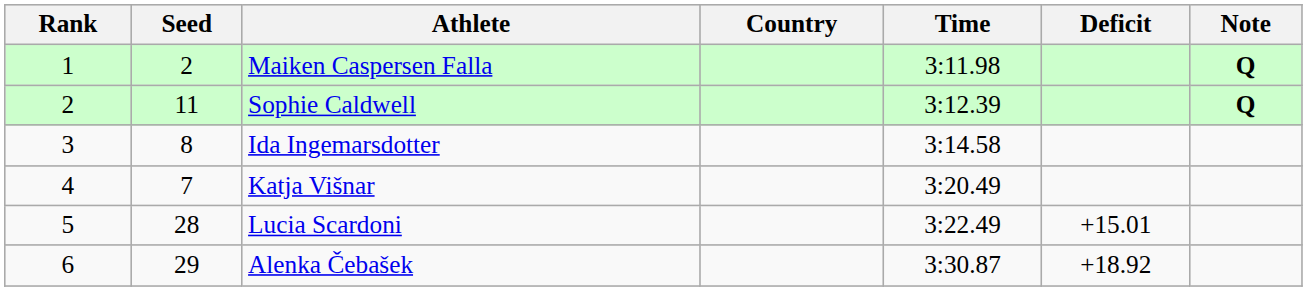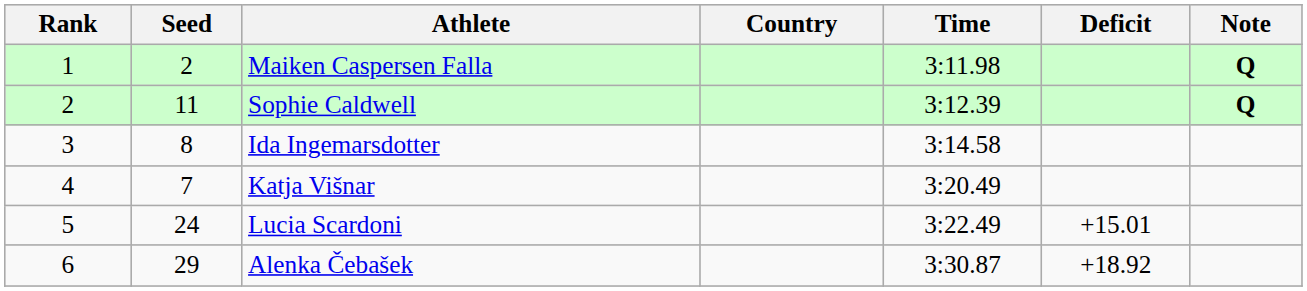(187, 225) 28 -> (187, 225) 24
